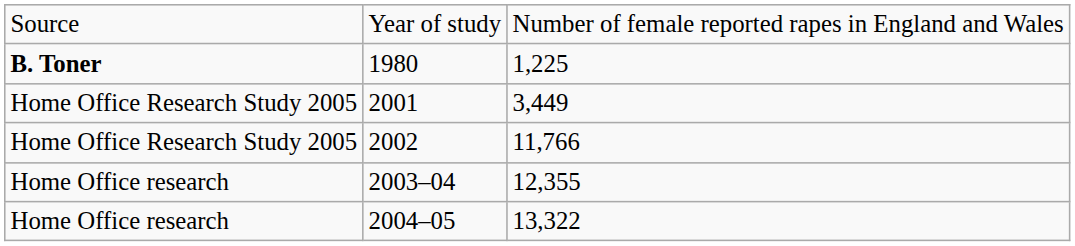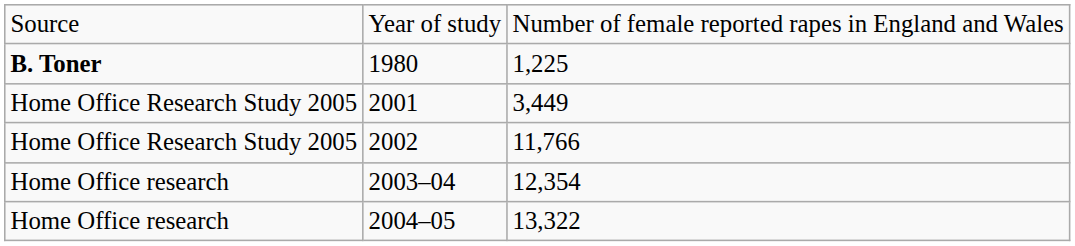(547, 181) 12,355 -> (547, 181) 12,354
